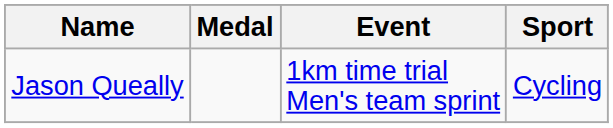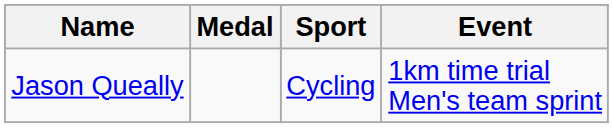columns swapped: (557, 27) <-> (393, 27)
